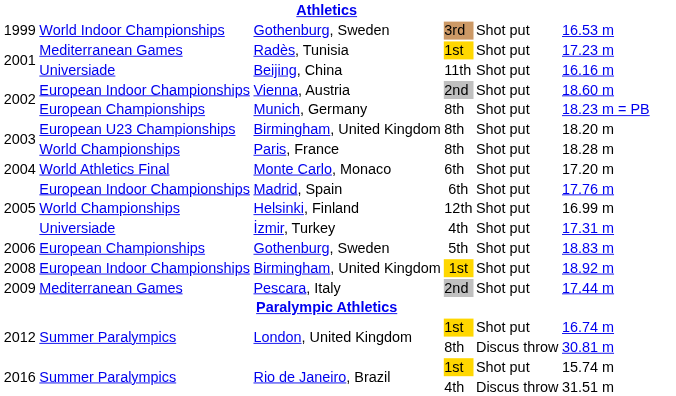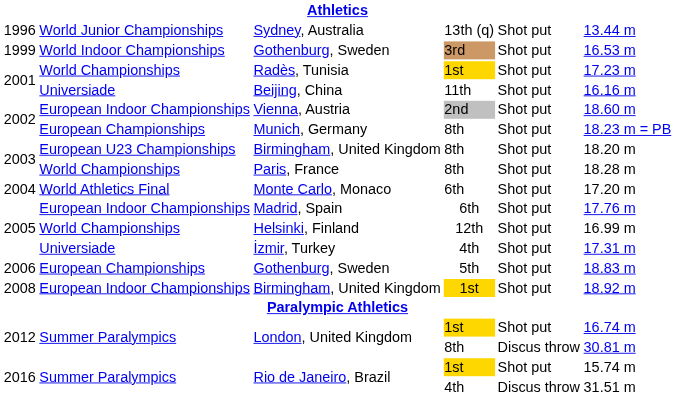+ row: (309, 30)
(111, 50) Mediterranean Games -> (110, 70) World Championships
- row: (297, 288)
